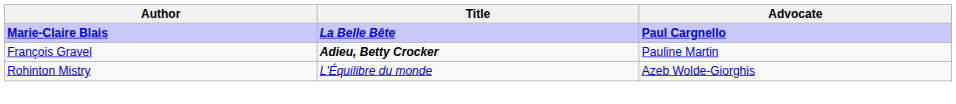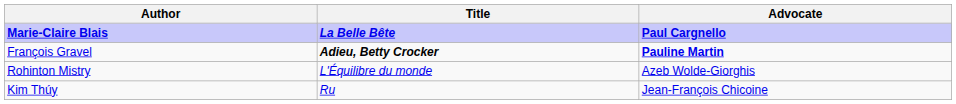(680, 52) normal -> (683, 52) bold
+ row: (32, 90)
